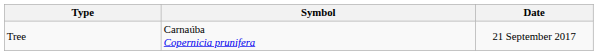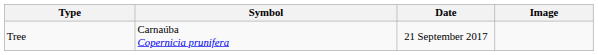+ column: (544, 13)
